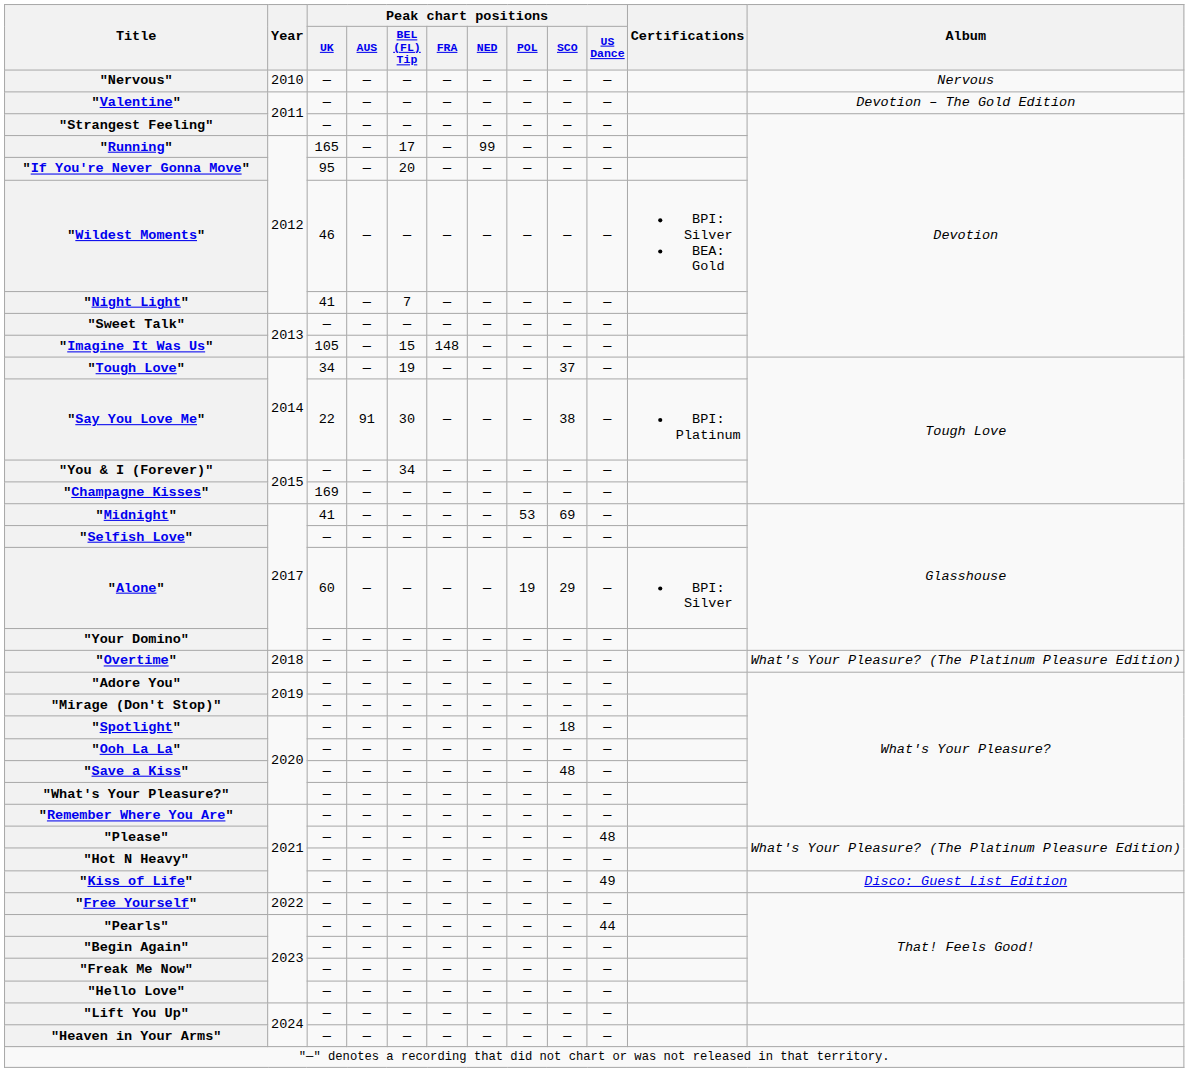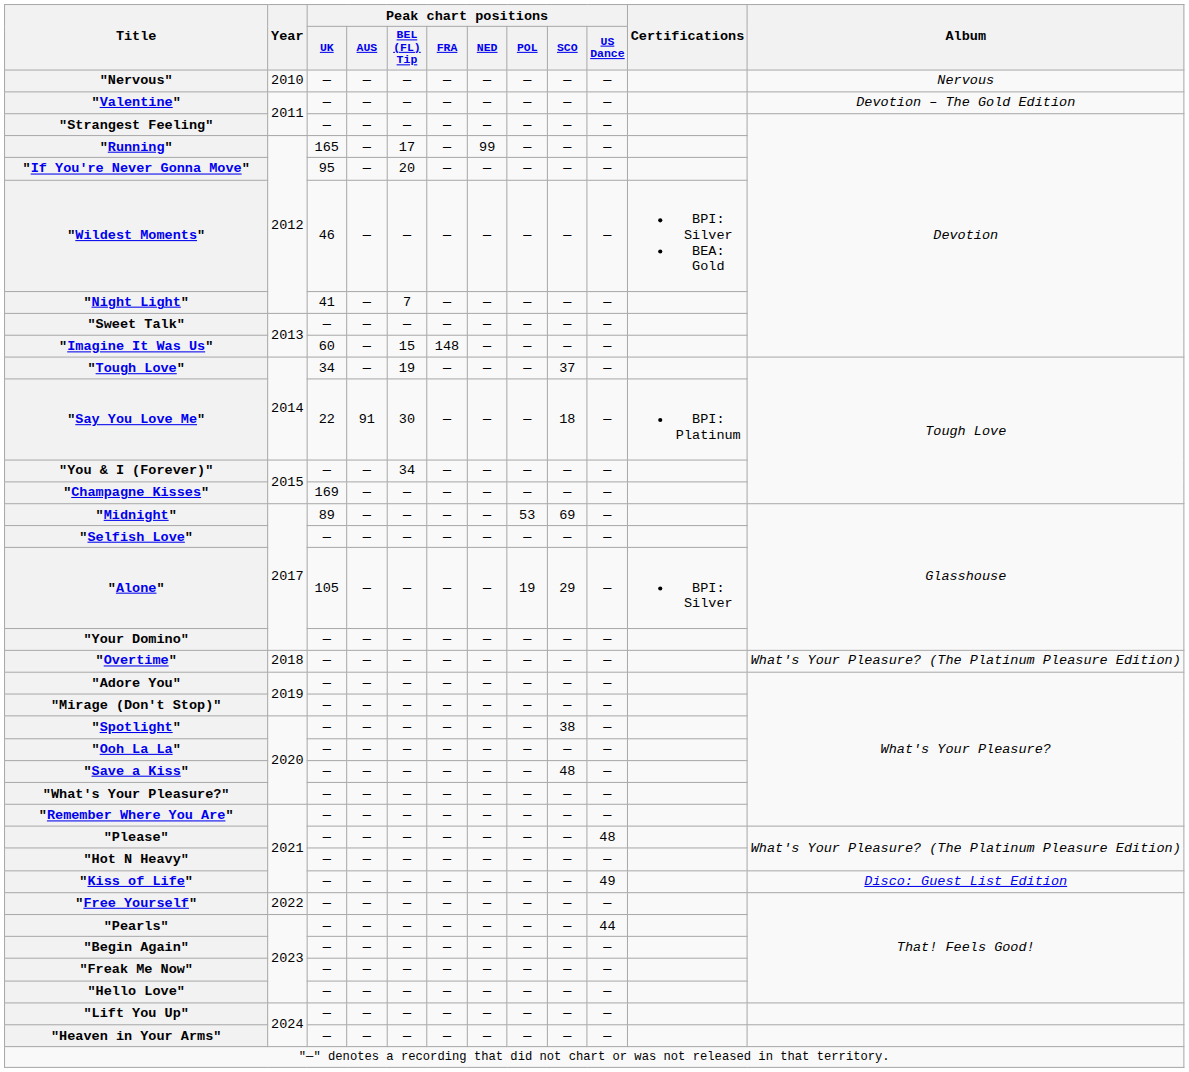(327, 346) 105 -> (327, 346) 60
(567, 420) 38 -> (567, 420) 18
(327, 515) 41 -> (327, 515) 89
(327, 588) 60 -> (327, 588) 105
(567, 727) 18 -> (567, 727) 38
